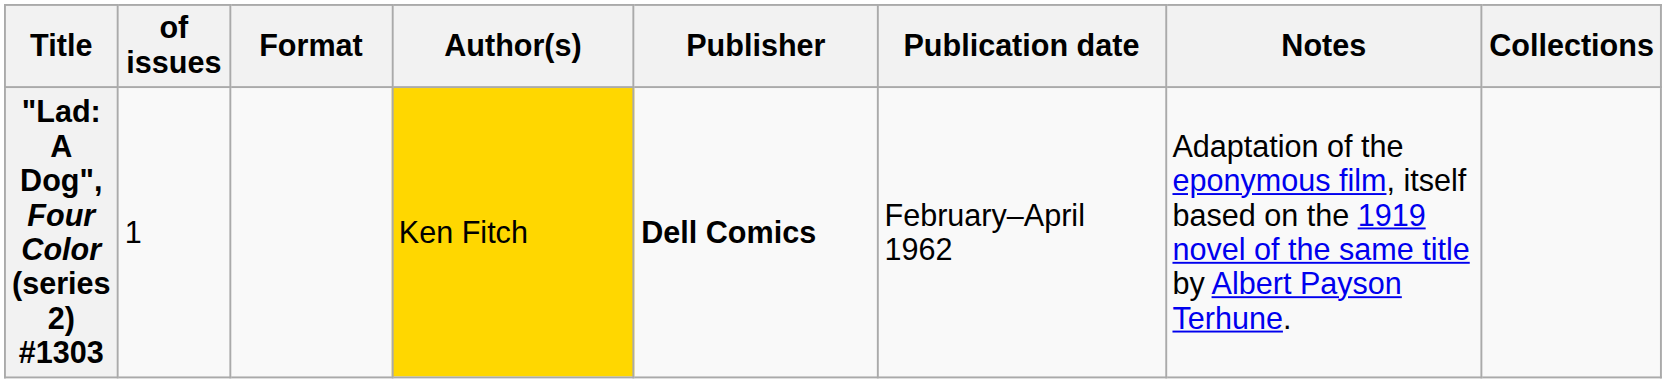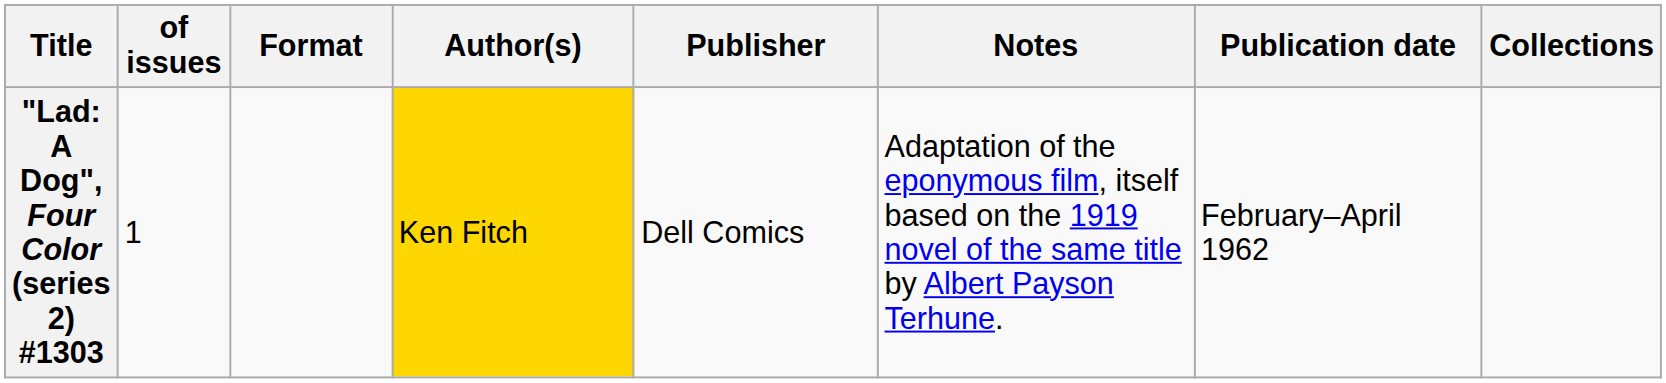columns swapped: (1021, 45) <-> (1324, 45)
(729, 231) bold -> (723, 231) normal
